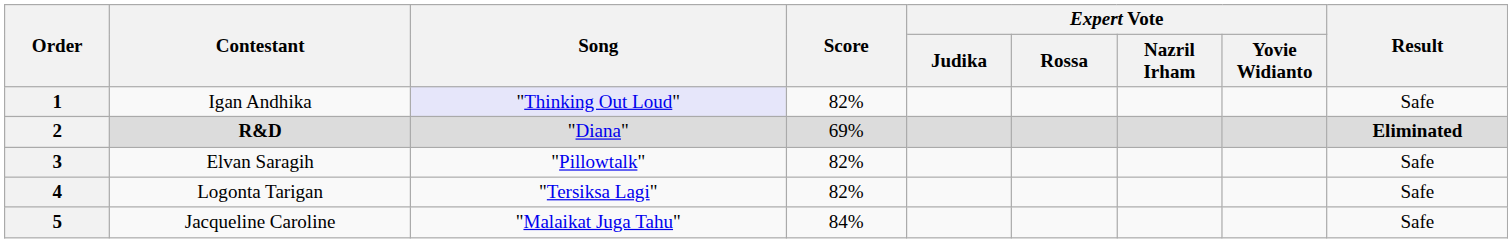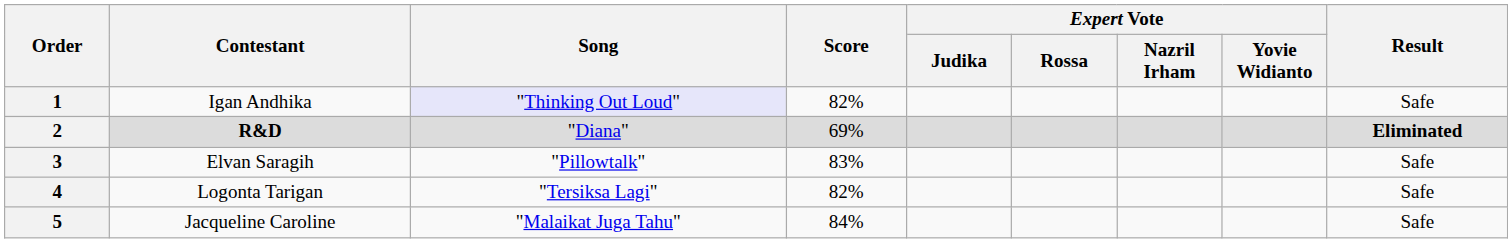(846, 161) 82% -> (846, 161) 83%
